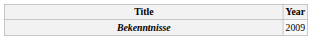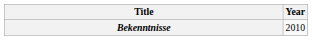(295, 27) 2009 -> (295, 27) 2010
